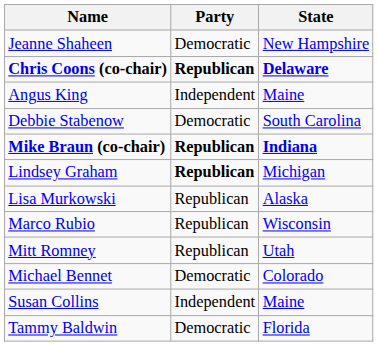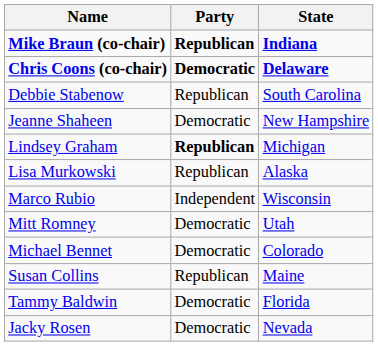rows swapped: (87, 146) <-> (60, 43)
(214, 69) Republican -> (215, 69) Democratic
- row: (48, 95)
(213, 120) Democratic -> (212, 95) Republican
(212, 224) Republican -> (215, 198) Independent
(212, 250) Republican -> (213, 224) Democratic
(215, 302) Independent -> (212, 276) Republican
+ row: (49, 328)
